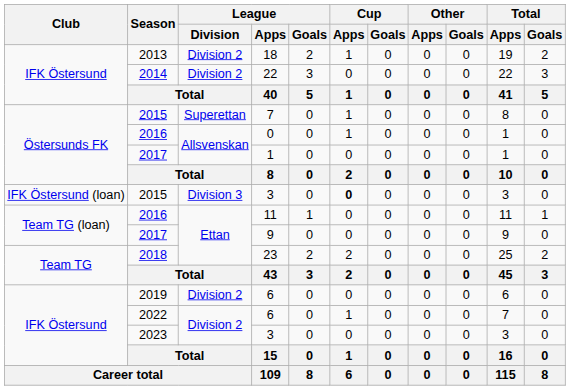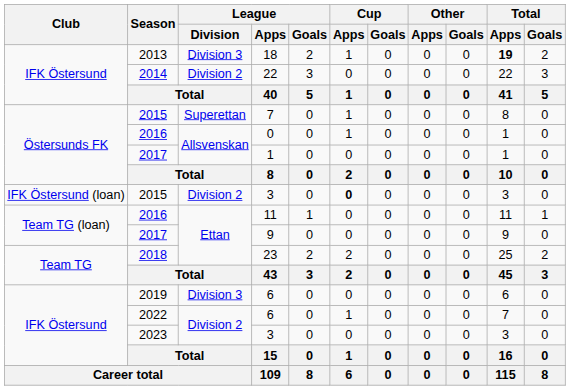(215, 54) Division 2 -> (215, 54) Division 3
(505, 54) normal -> (505, 54) bold
(215, 194) Division 3 -> (215, 194) Division 2
(215, 295) Division 2 -> (215, 295) Division 3
